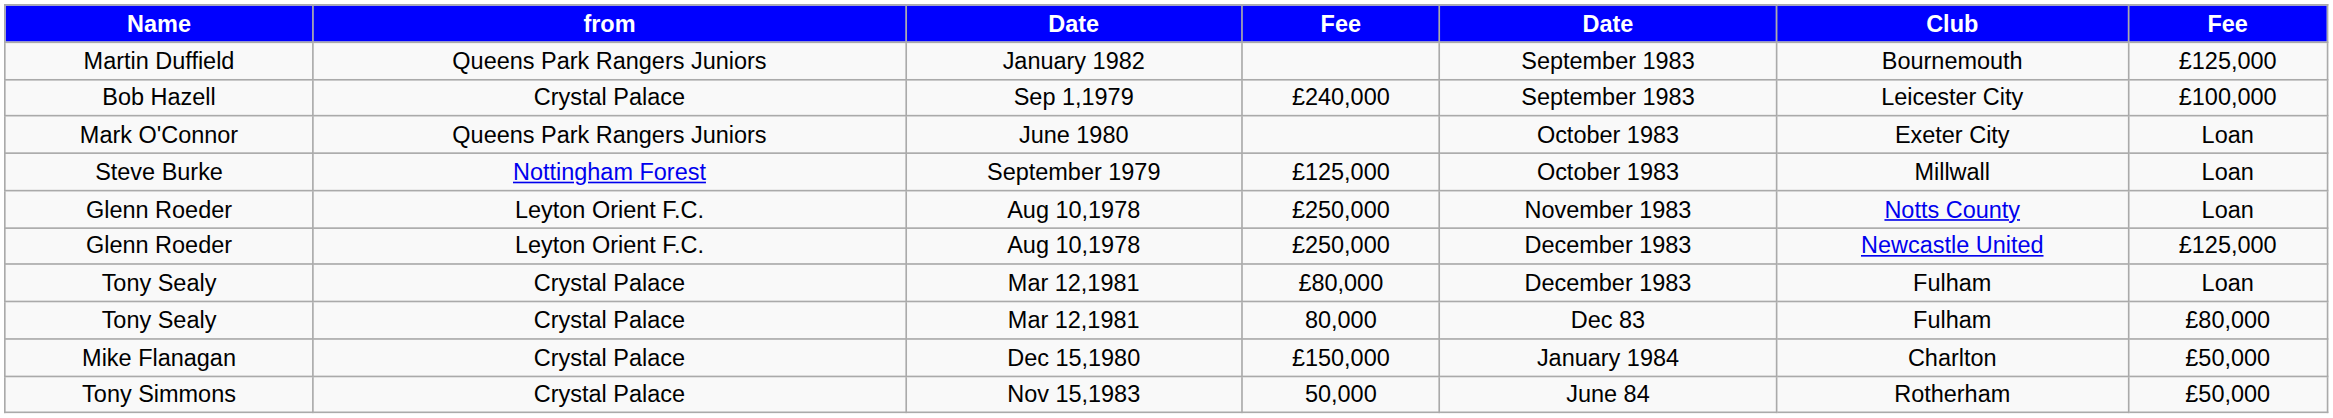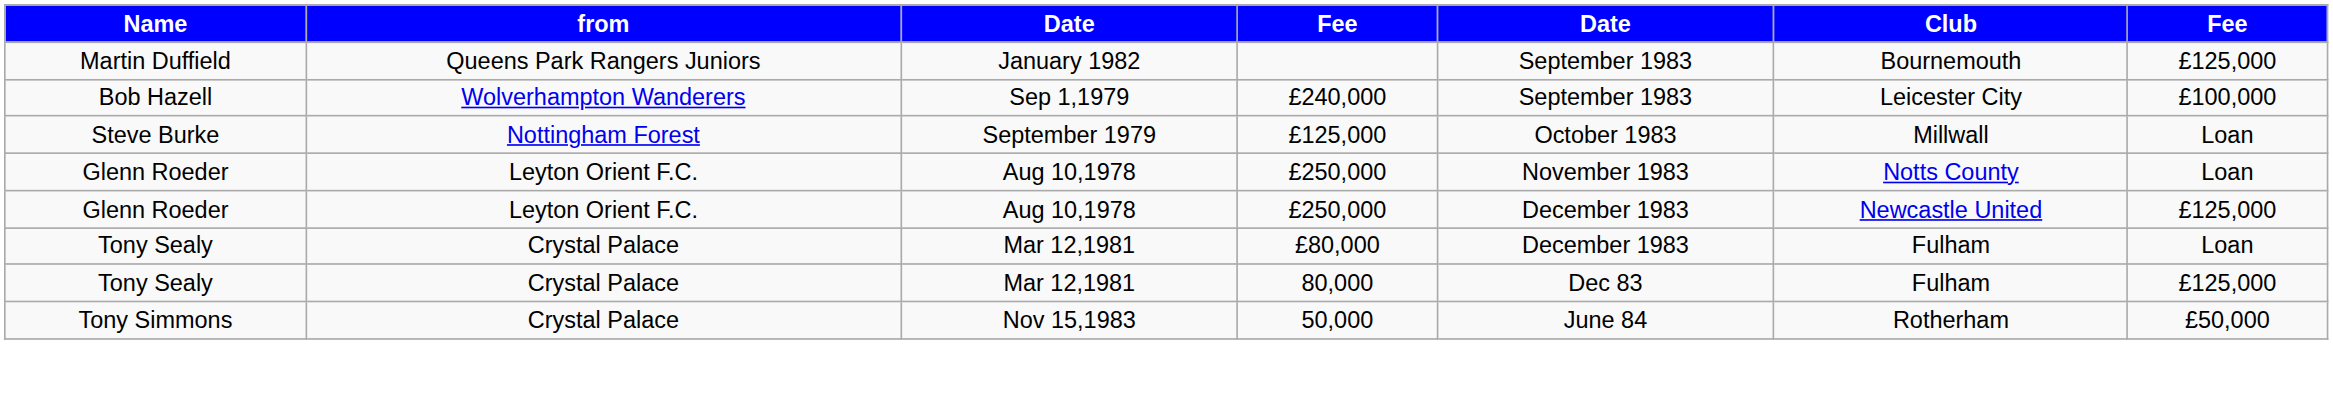(609, 98) Crystal Palace -> (603, 98) Wolverhampton Wanderers
- row: (159, 135)
(2228, 320) £80,000 -> (2227, 283) £125,000
- row: (159, 357)
